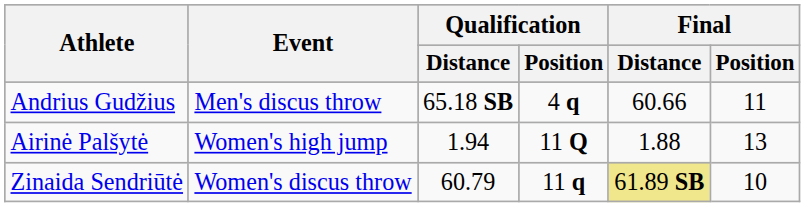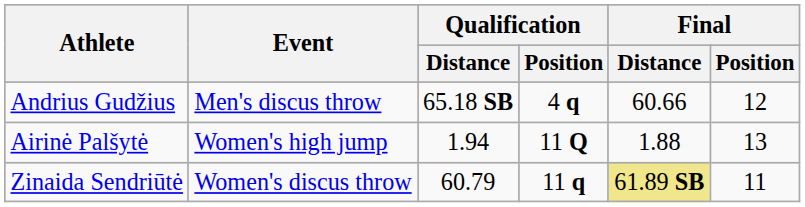(755, 102) 11 -> (755, 102) 12
(755, 182) 10 -> (755, 182) 11
